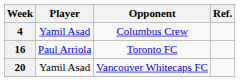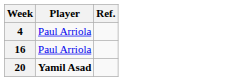- column: (152, 13)
(65, 31) Yamil Asad -> (65, 31) Paul Arriola
(65, 67) normal -> (65, 67) bold
